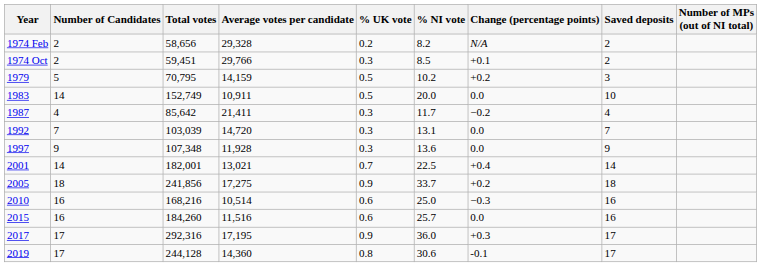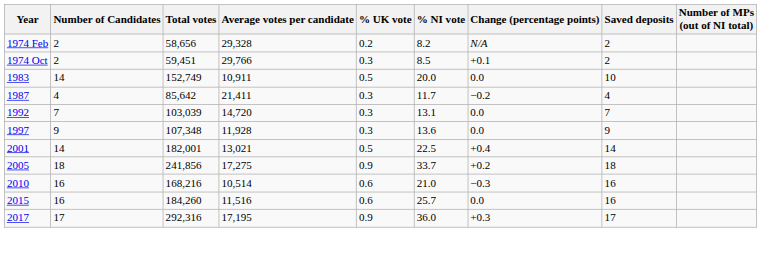- row: (18, 78)
(366, 165) 0.7 -> (366, 148) 0.5
(426, 200) 25.0 -> (426, 183) 21.0
- row: (18, 253)
